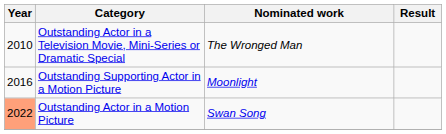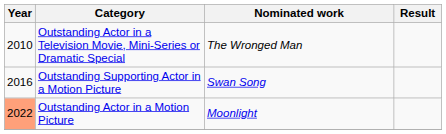(232, 82) Moonlight -> (236, 82) Swan Song
(236, 113) Swan Song -> (232, 113) Moonlight
